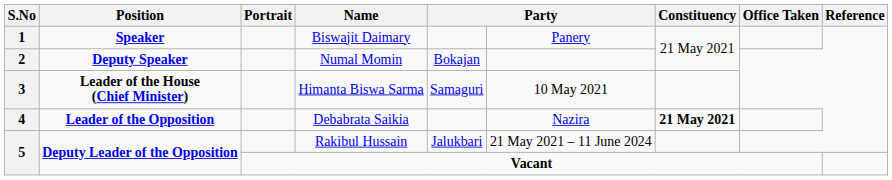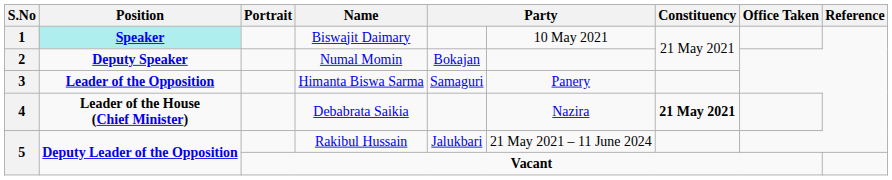(140, 37) no background -> (140, 37) paleturquoise background
(571, 37) Panery -> (571, 37) 10 May 2021
(140, 89) Leader of the House (Chief Minister) -> (140, 81) Leader of the Opposition
(571, 89) 10 May 2021 -> (571, 81) Panery
(140, 119) Leader of the Opposition -> (140, 111) Leader of the House (Chief Minister)
